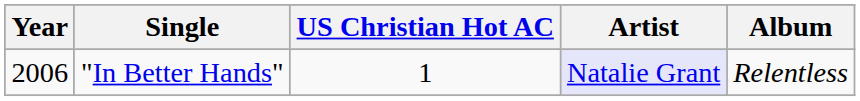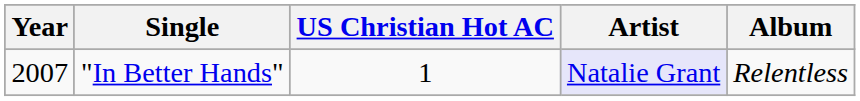(40, 71) 2006 -> (40, 71) 2007
